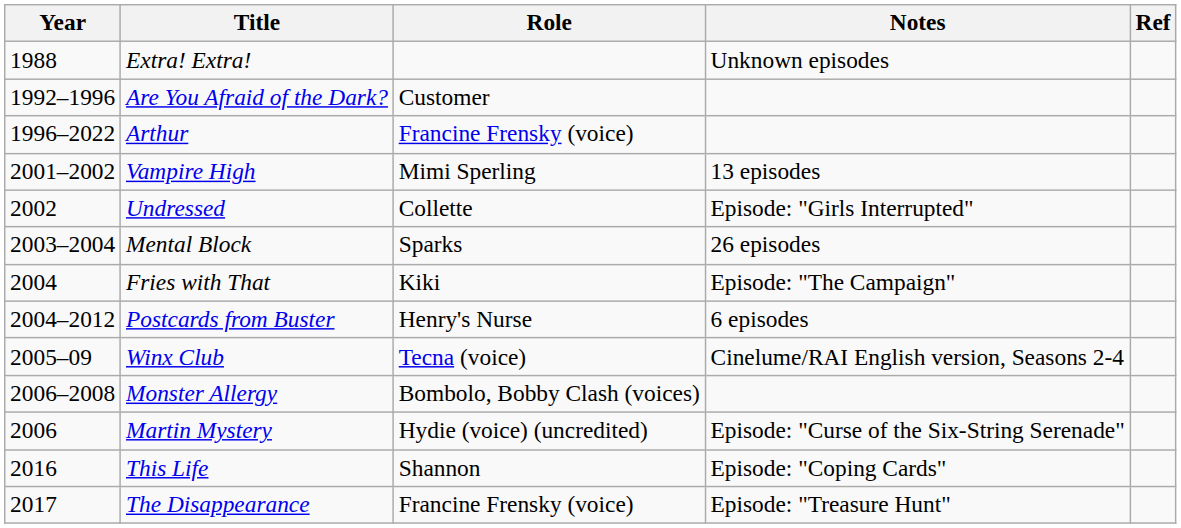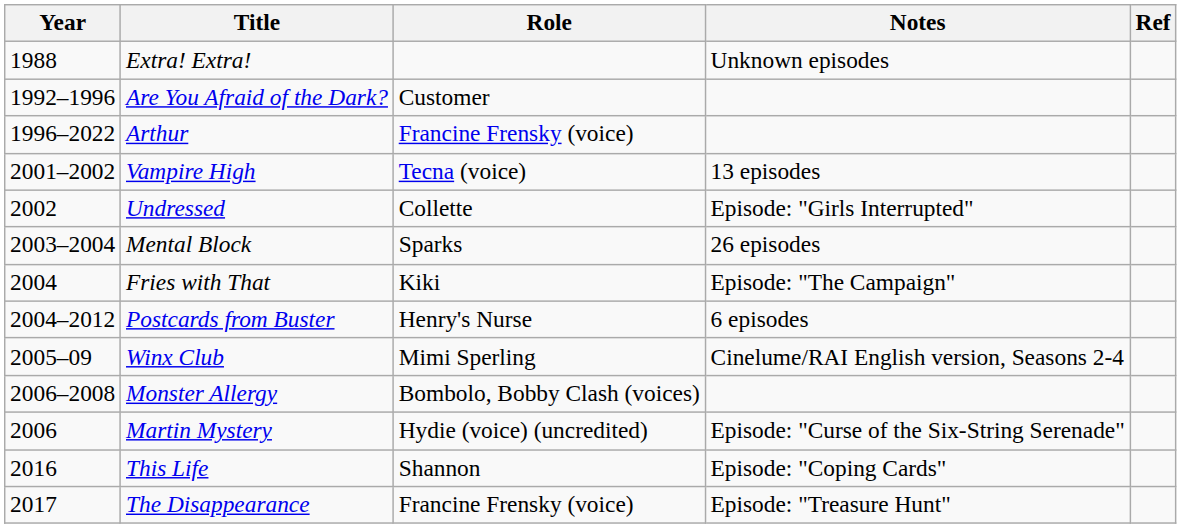(467, 171) Mimi Sperling -> (462, 171) Tecna (voice)
(462, 356) Tecna (voice) -> (467, 356) Mimi Sperling
